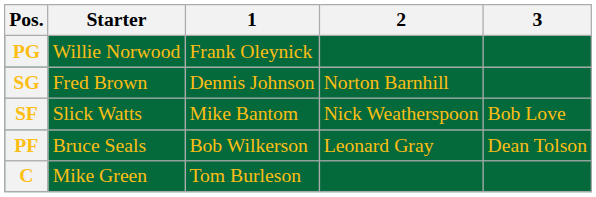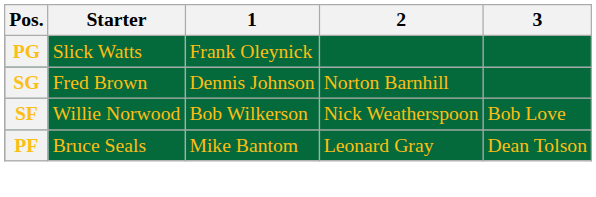(116, 51) Willie Norwood -> (97, 51) Slick Watts
(97, 113) Slick Watts -> (116, 113) Willie Norwood
(244, 113) Mike Bantom -> (249, 113) Bob Wilkerson
(249, 144) Bob Wilkerson -> (244, 144) Mike Bantom
- row: (26, 176)
